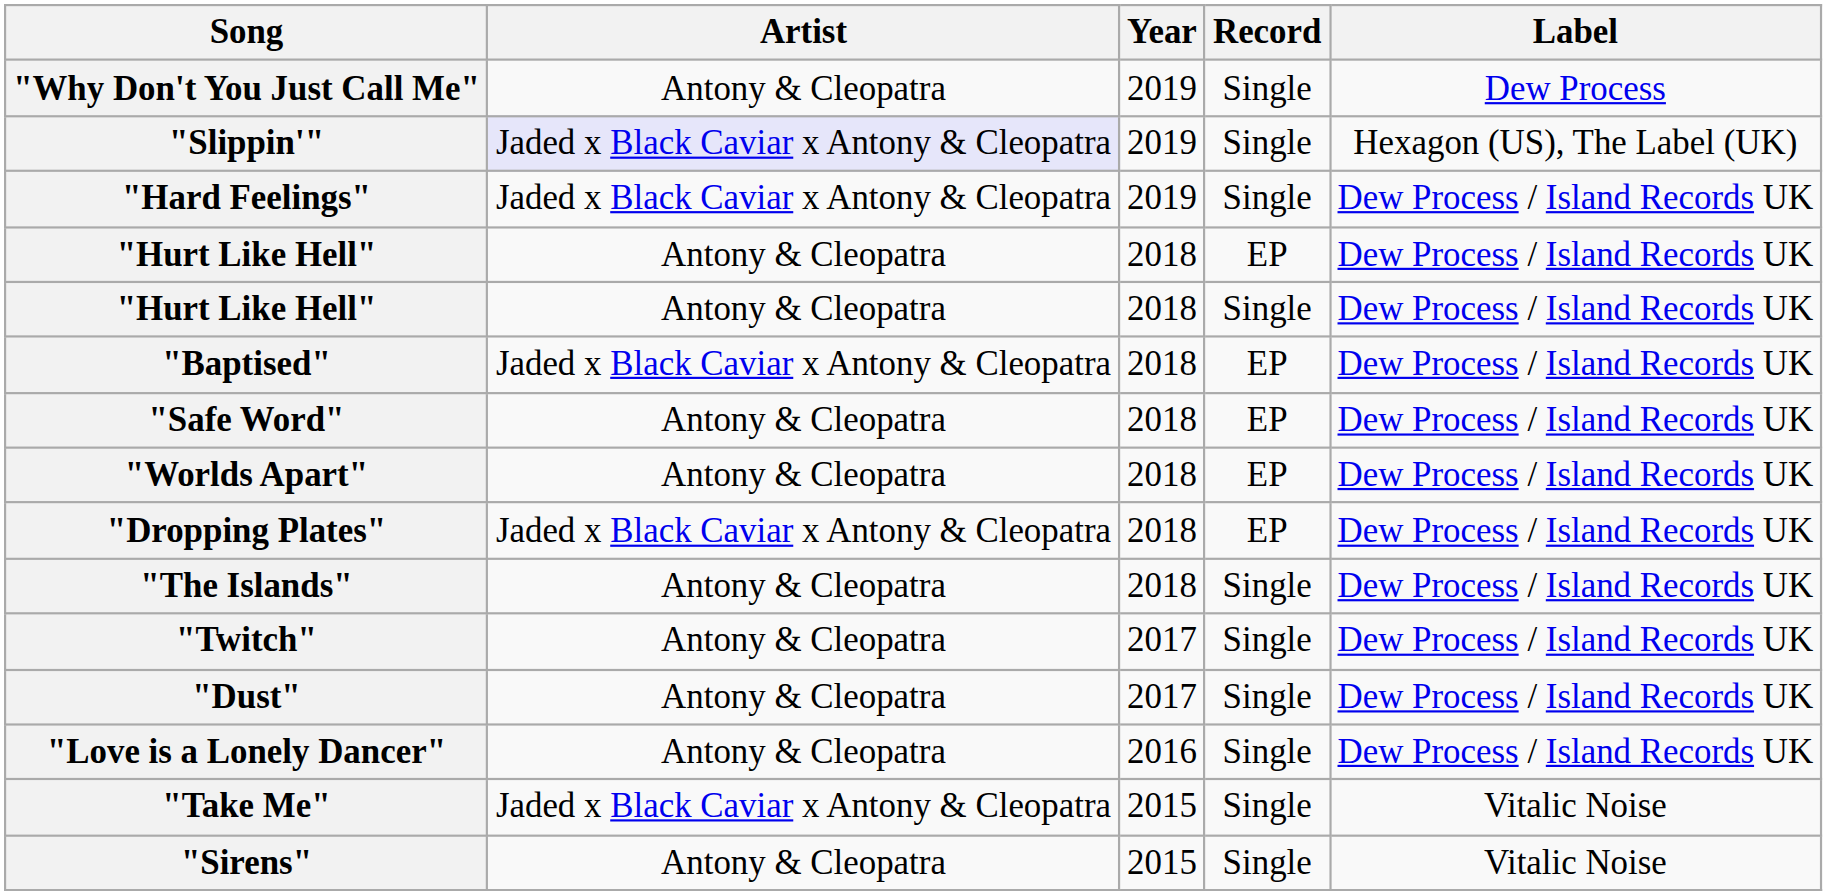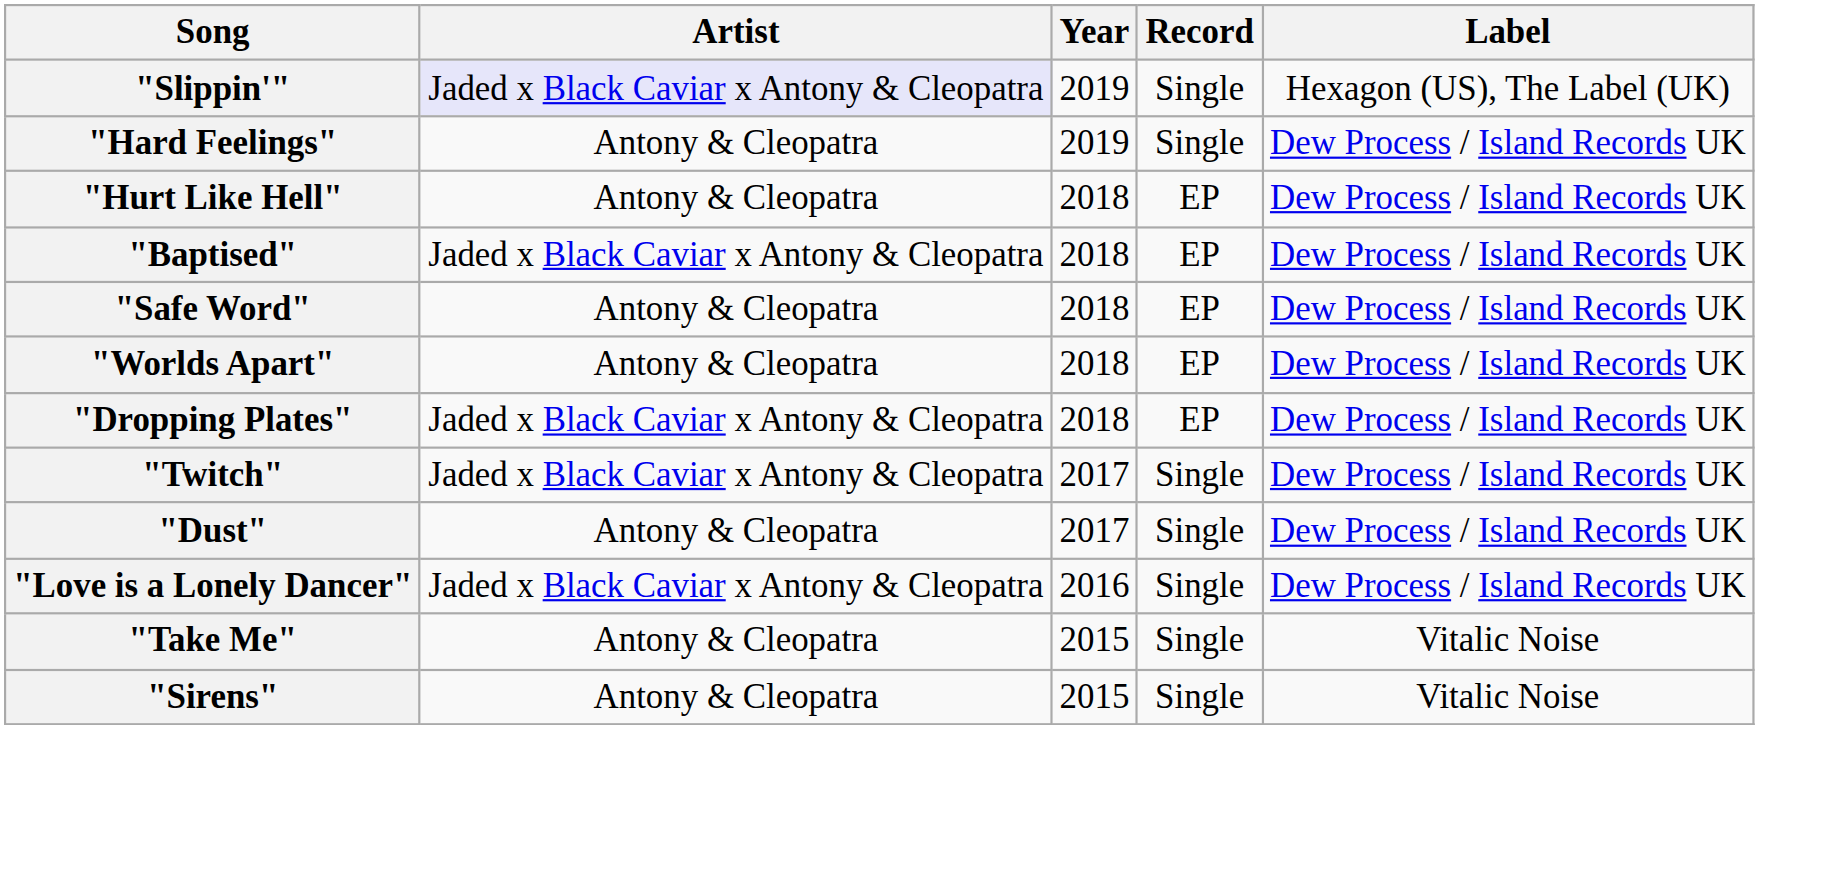- row: (246, 87)
(803, 198) Jaded x Black Caviar x Antony & Cleopatra -> (736, 142) Antony & Cleopatra
- row: (246, 308)
- row: (246, 585)
(803, 640) Antony & Cleopatra -> (736, 474) Jaded x Black Caviar x Antony & Cleopatra
(803, 751) Antony & Cleopatra -> (736, 585) Jaded x Black Caviar x Antony & Cleopatra
(803, 806) Jaded x Black Caviar x Antony & Cleopatra -> (736, 640) Antony & Cleopatra
